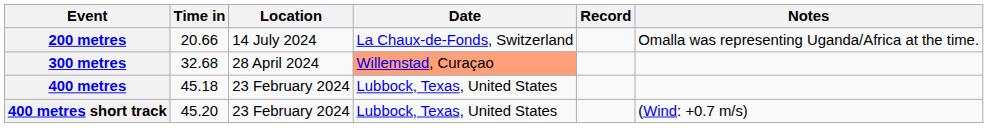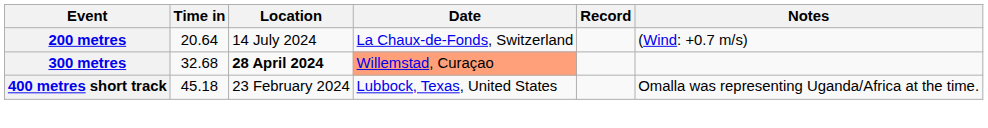(199, 39) 20.66 -> (199, 39) 20.64
(809, 39) Omalla was representing Uganda/Africa at the time. -> (693, 39) (Wind: +0.7 m/s)
(276, 63) normal -> (278, 63) bold
- row: (87, 87)
(199, 110) 45.20 -> (199, 87) 45.18
(693, 110) (Wind: +0.7 m/s) -> (809, 87) Omalla was representing Uganda/Africa at the time.
